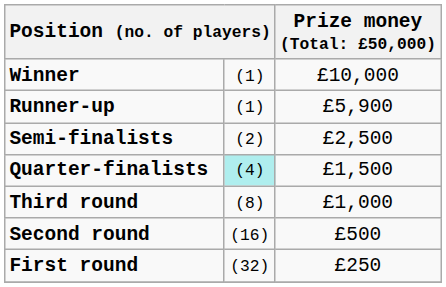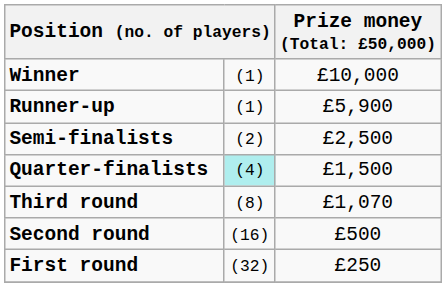(358, 202) £1,000 -> (358, 202) £1,070
